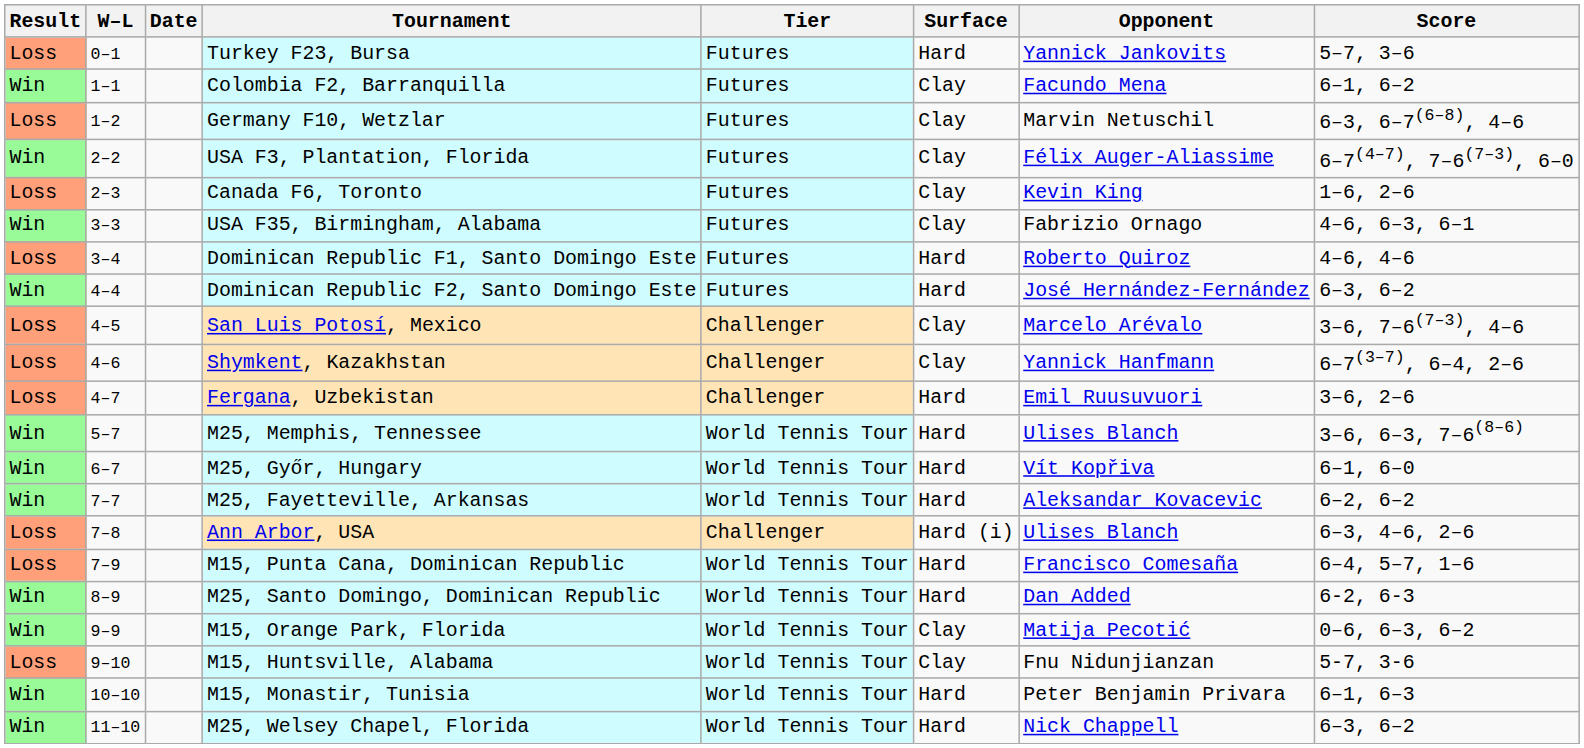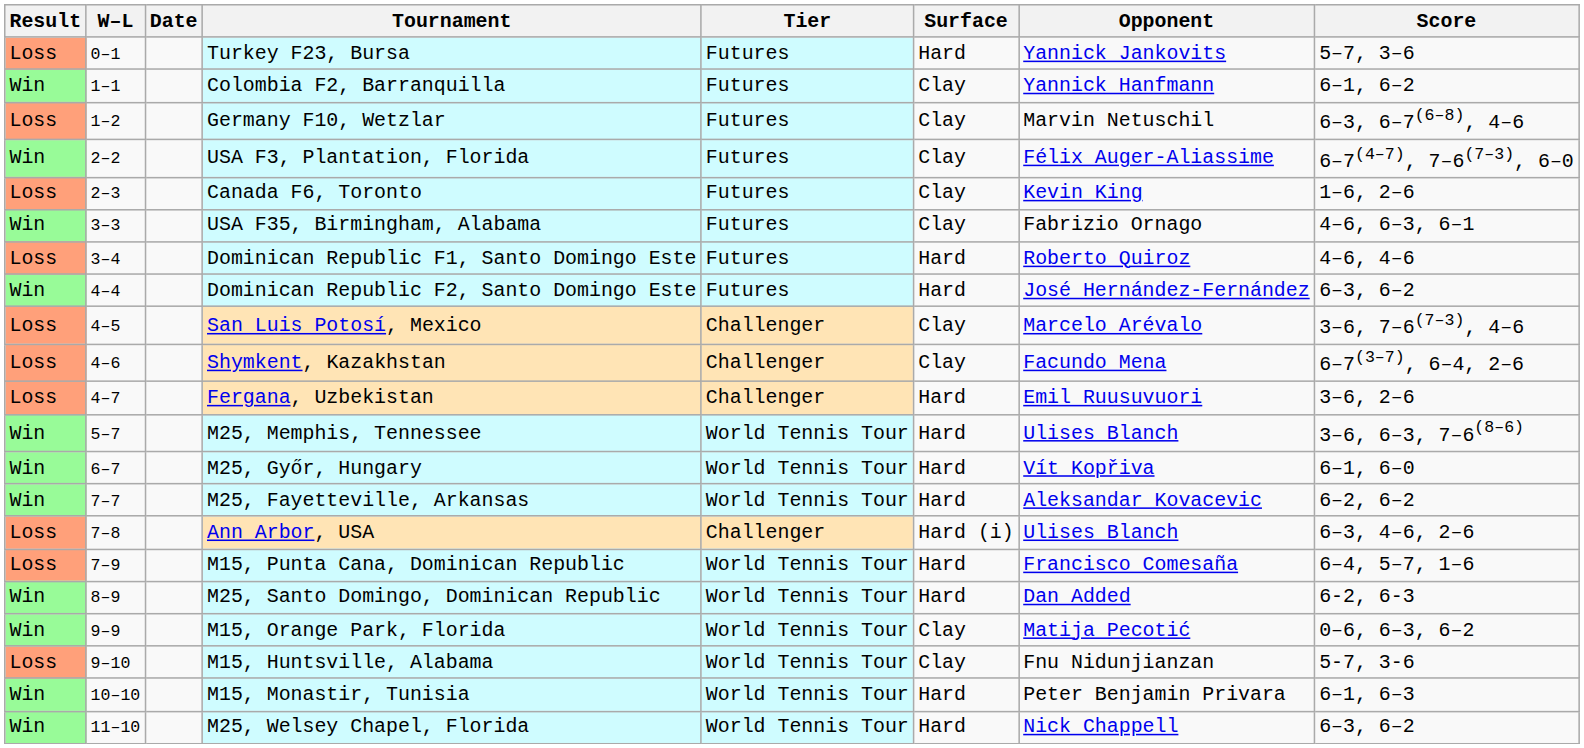(1095, 86) Facundo Mena -> (1119, 86) Yannick Hanfmann
(1119, 363) Yannick Hanfmann -> (1095, 363) Facundo Mena
